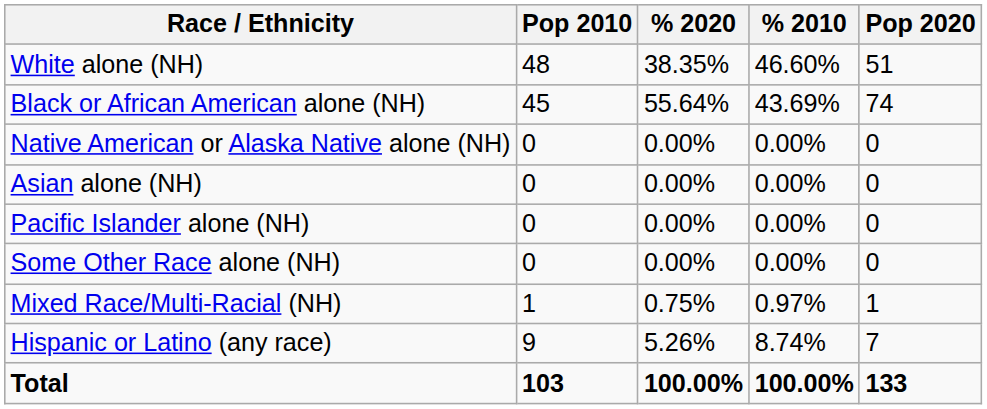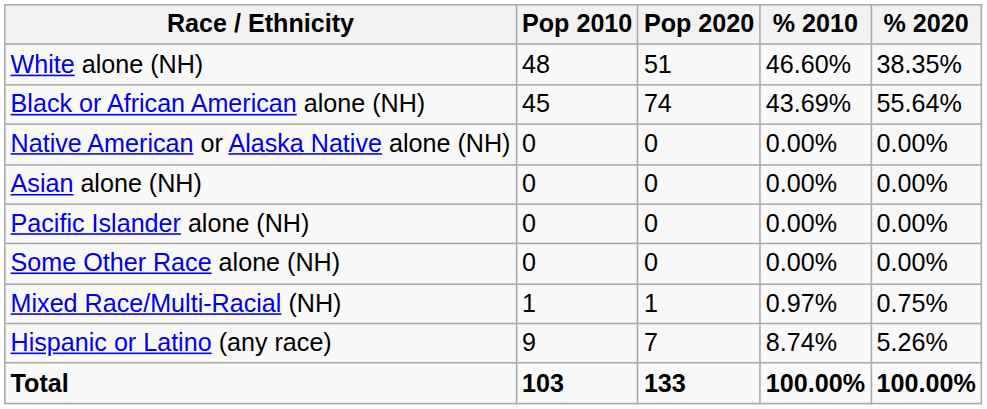columns swapped: (921, 24) <-> (693, 24)
